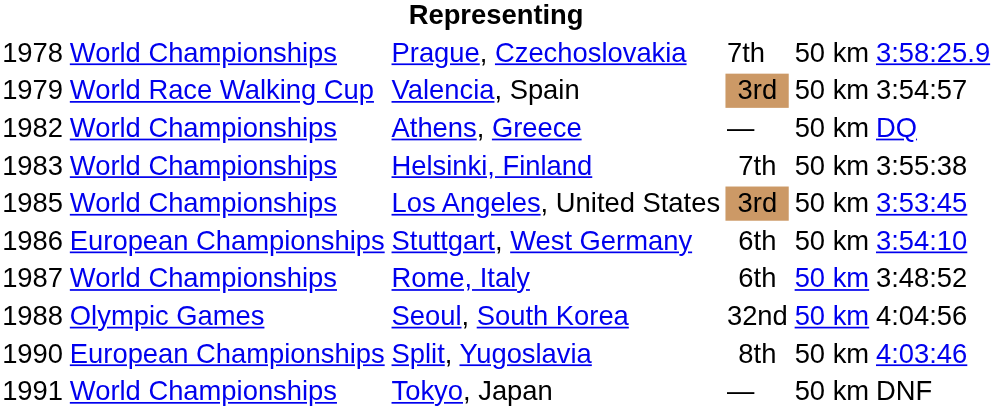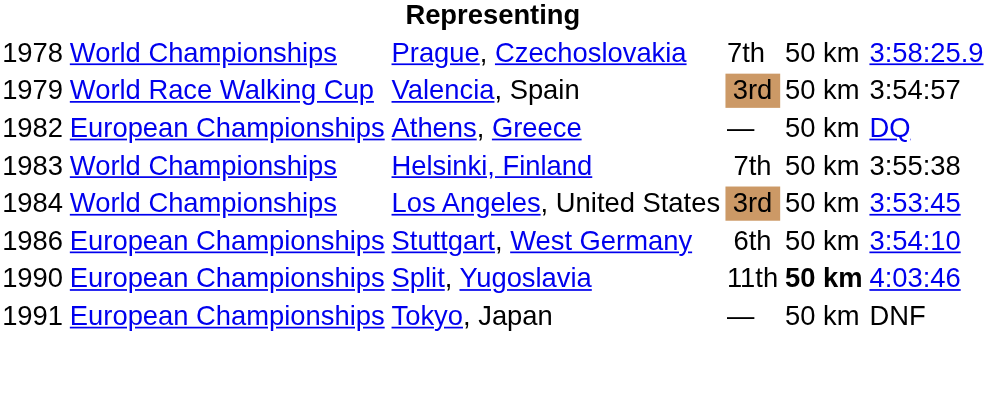(203, 128) World Championships -> (227, 128) European Championships
(33, 203) 1985 -> (33, 203) 1984
- row: (461, 278)
- row: (510, 316)
(757, 353) 8th -> (753, 278) 11th
(832, 353) normal -> (824, 278) bold
(203, 391) World Championships -> (227, 316) European Championships
